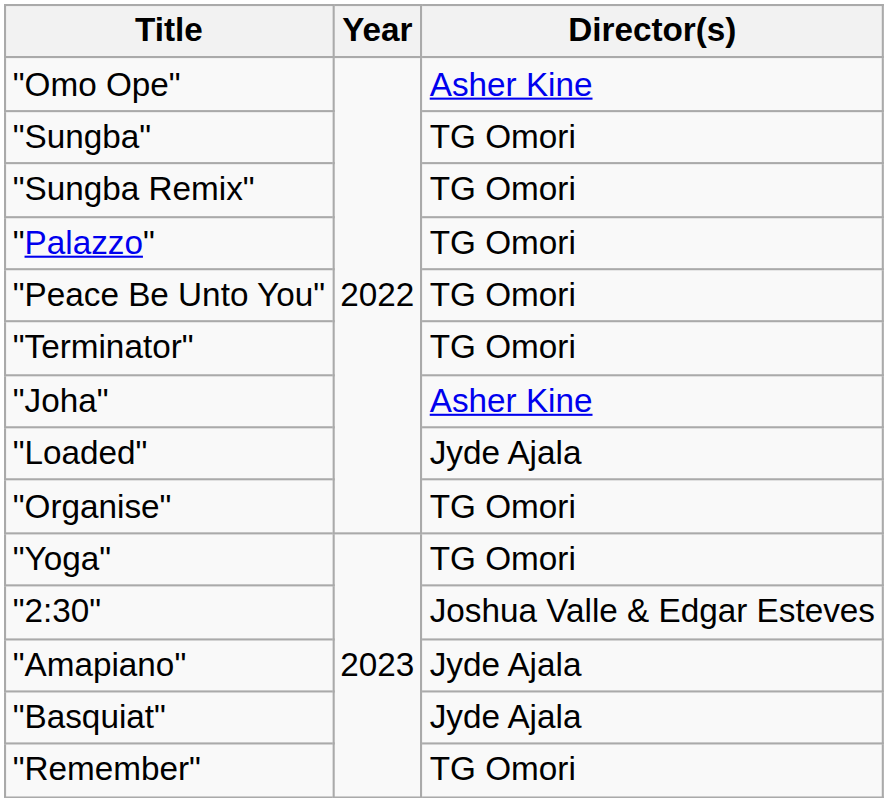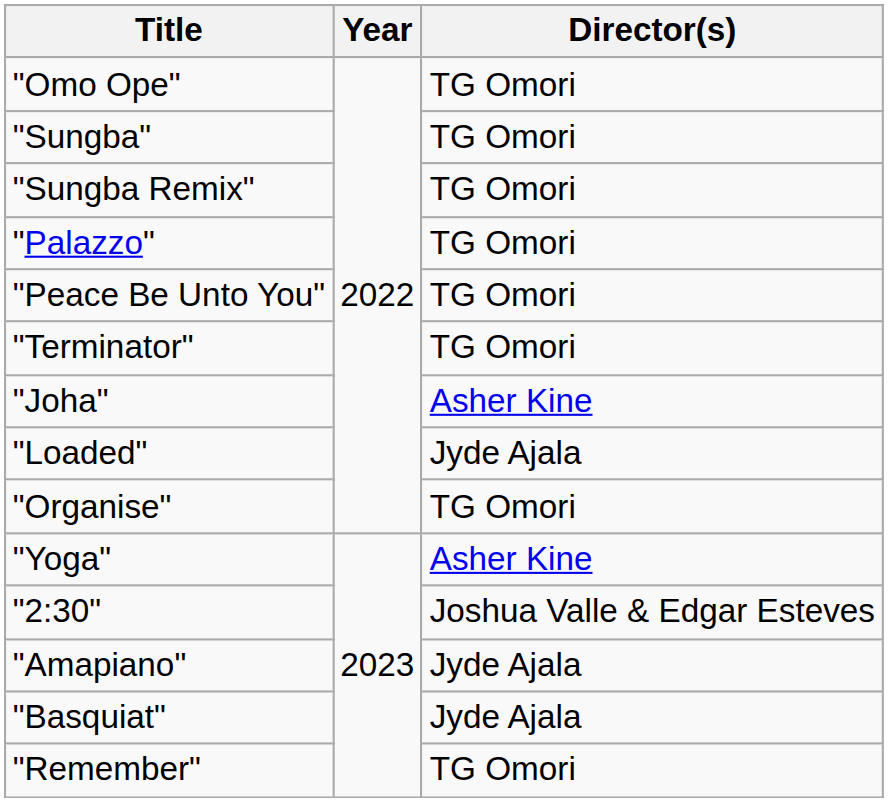(511, 83) Asher Kine -> (503, 83) TG Omori
(503, 558) TG Omori -> (511, 558) Asher Kine
